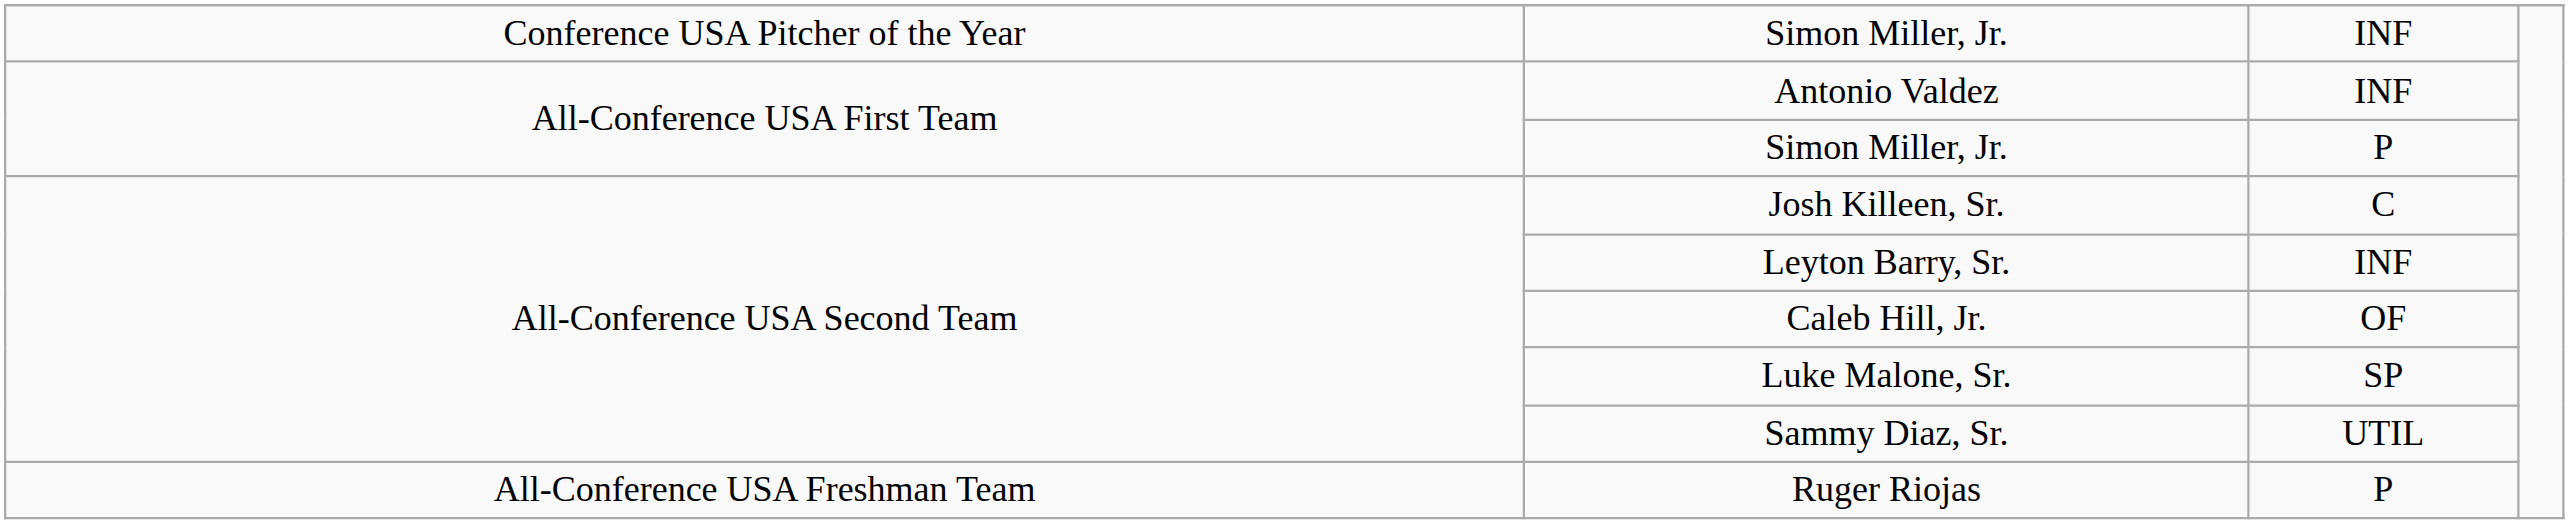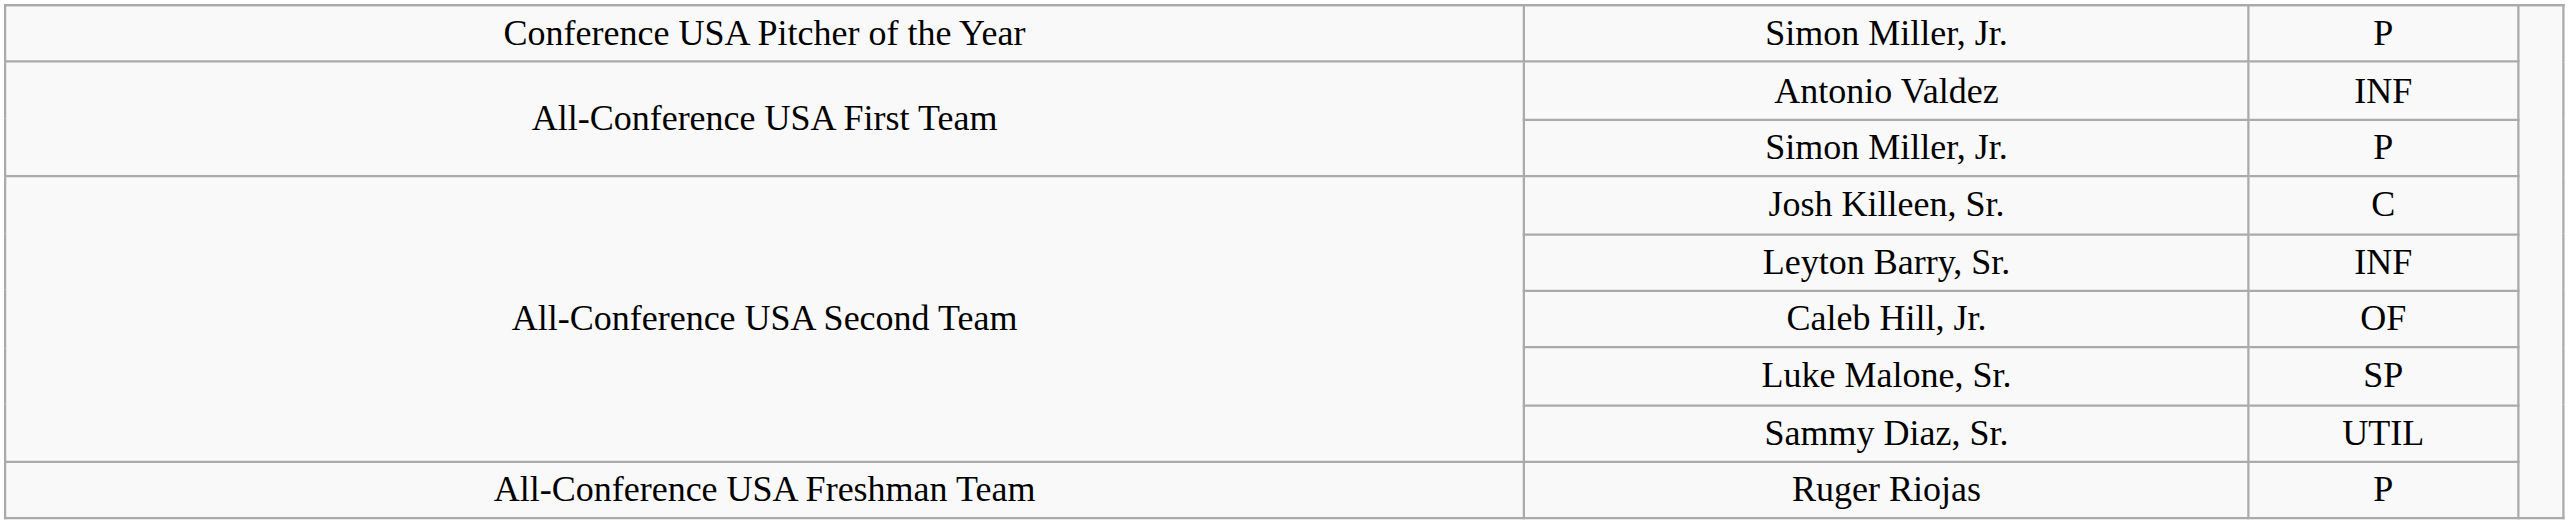(2383, 33) INF -> (2383, 33) P
